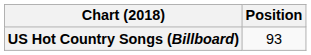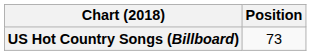(274, 38) 93 -> (274, 38) 73
